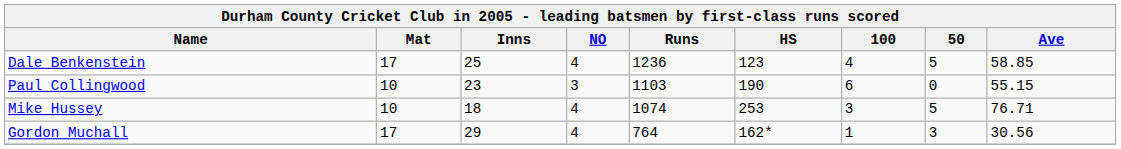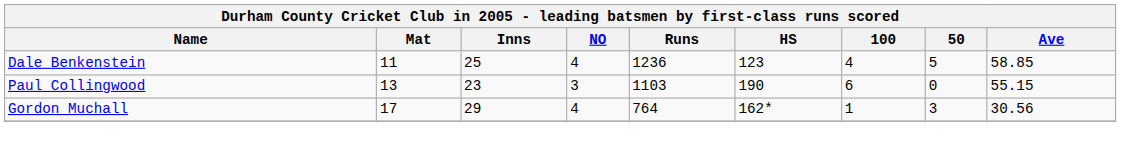(389, 63) 17 -> (389, 63) 11
(389, 86) 10 -> (389, 86) 13
- row: (55, 109)
